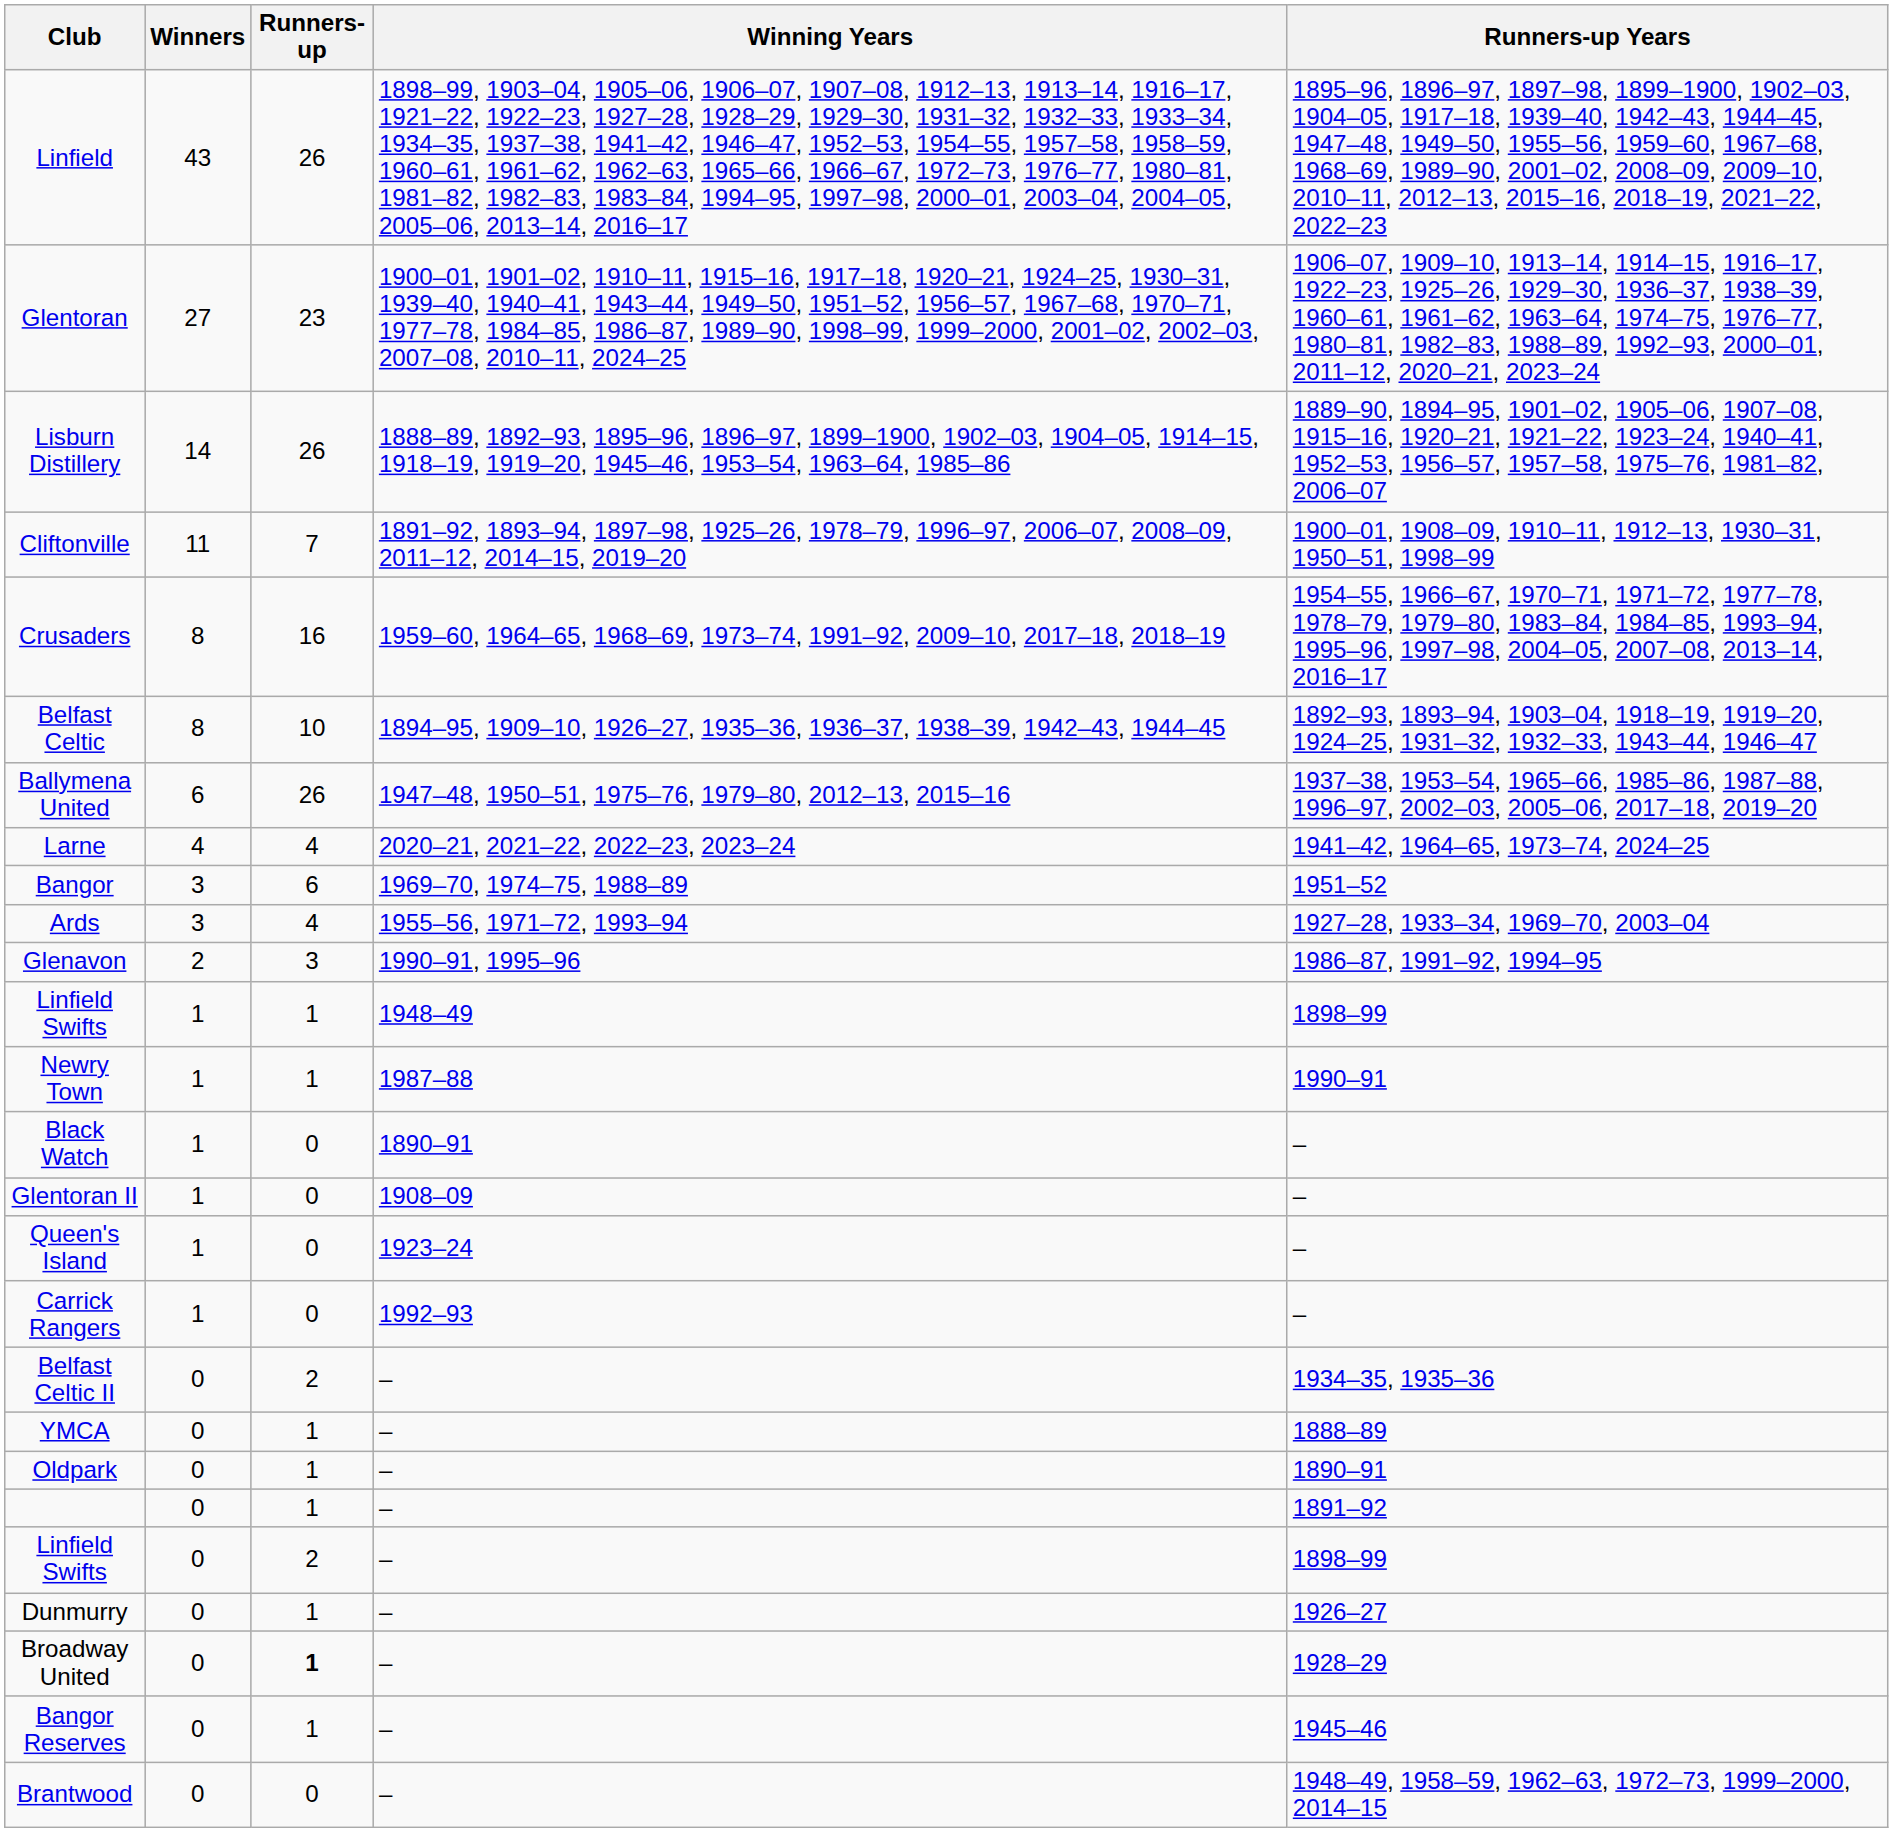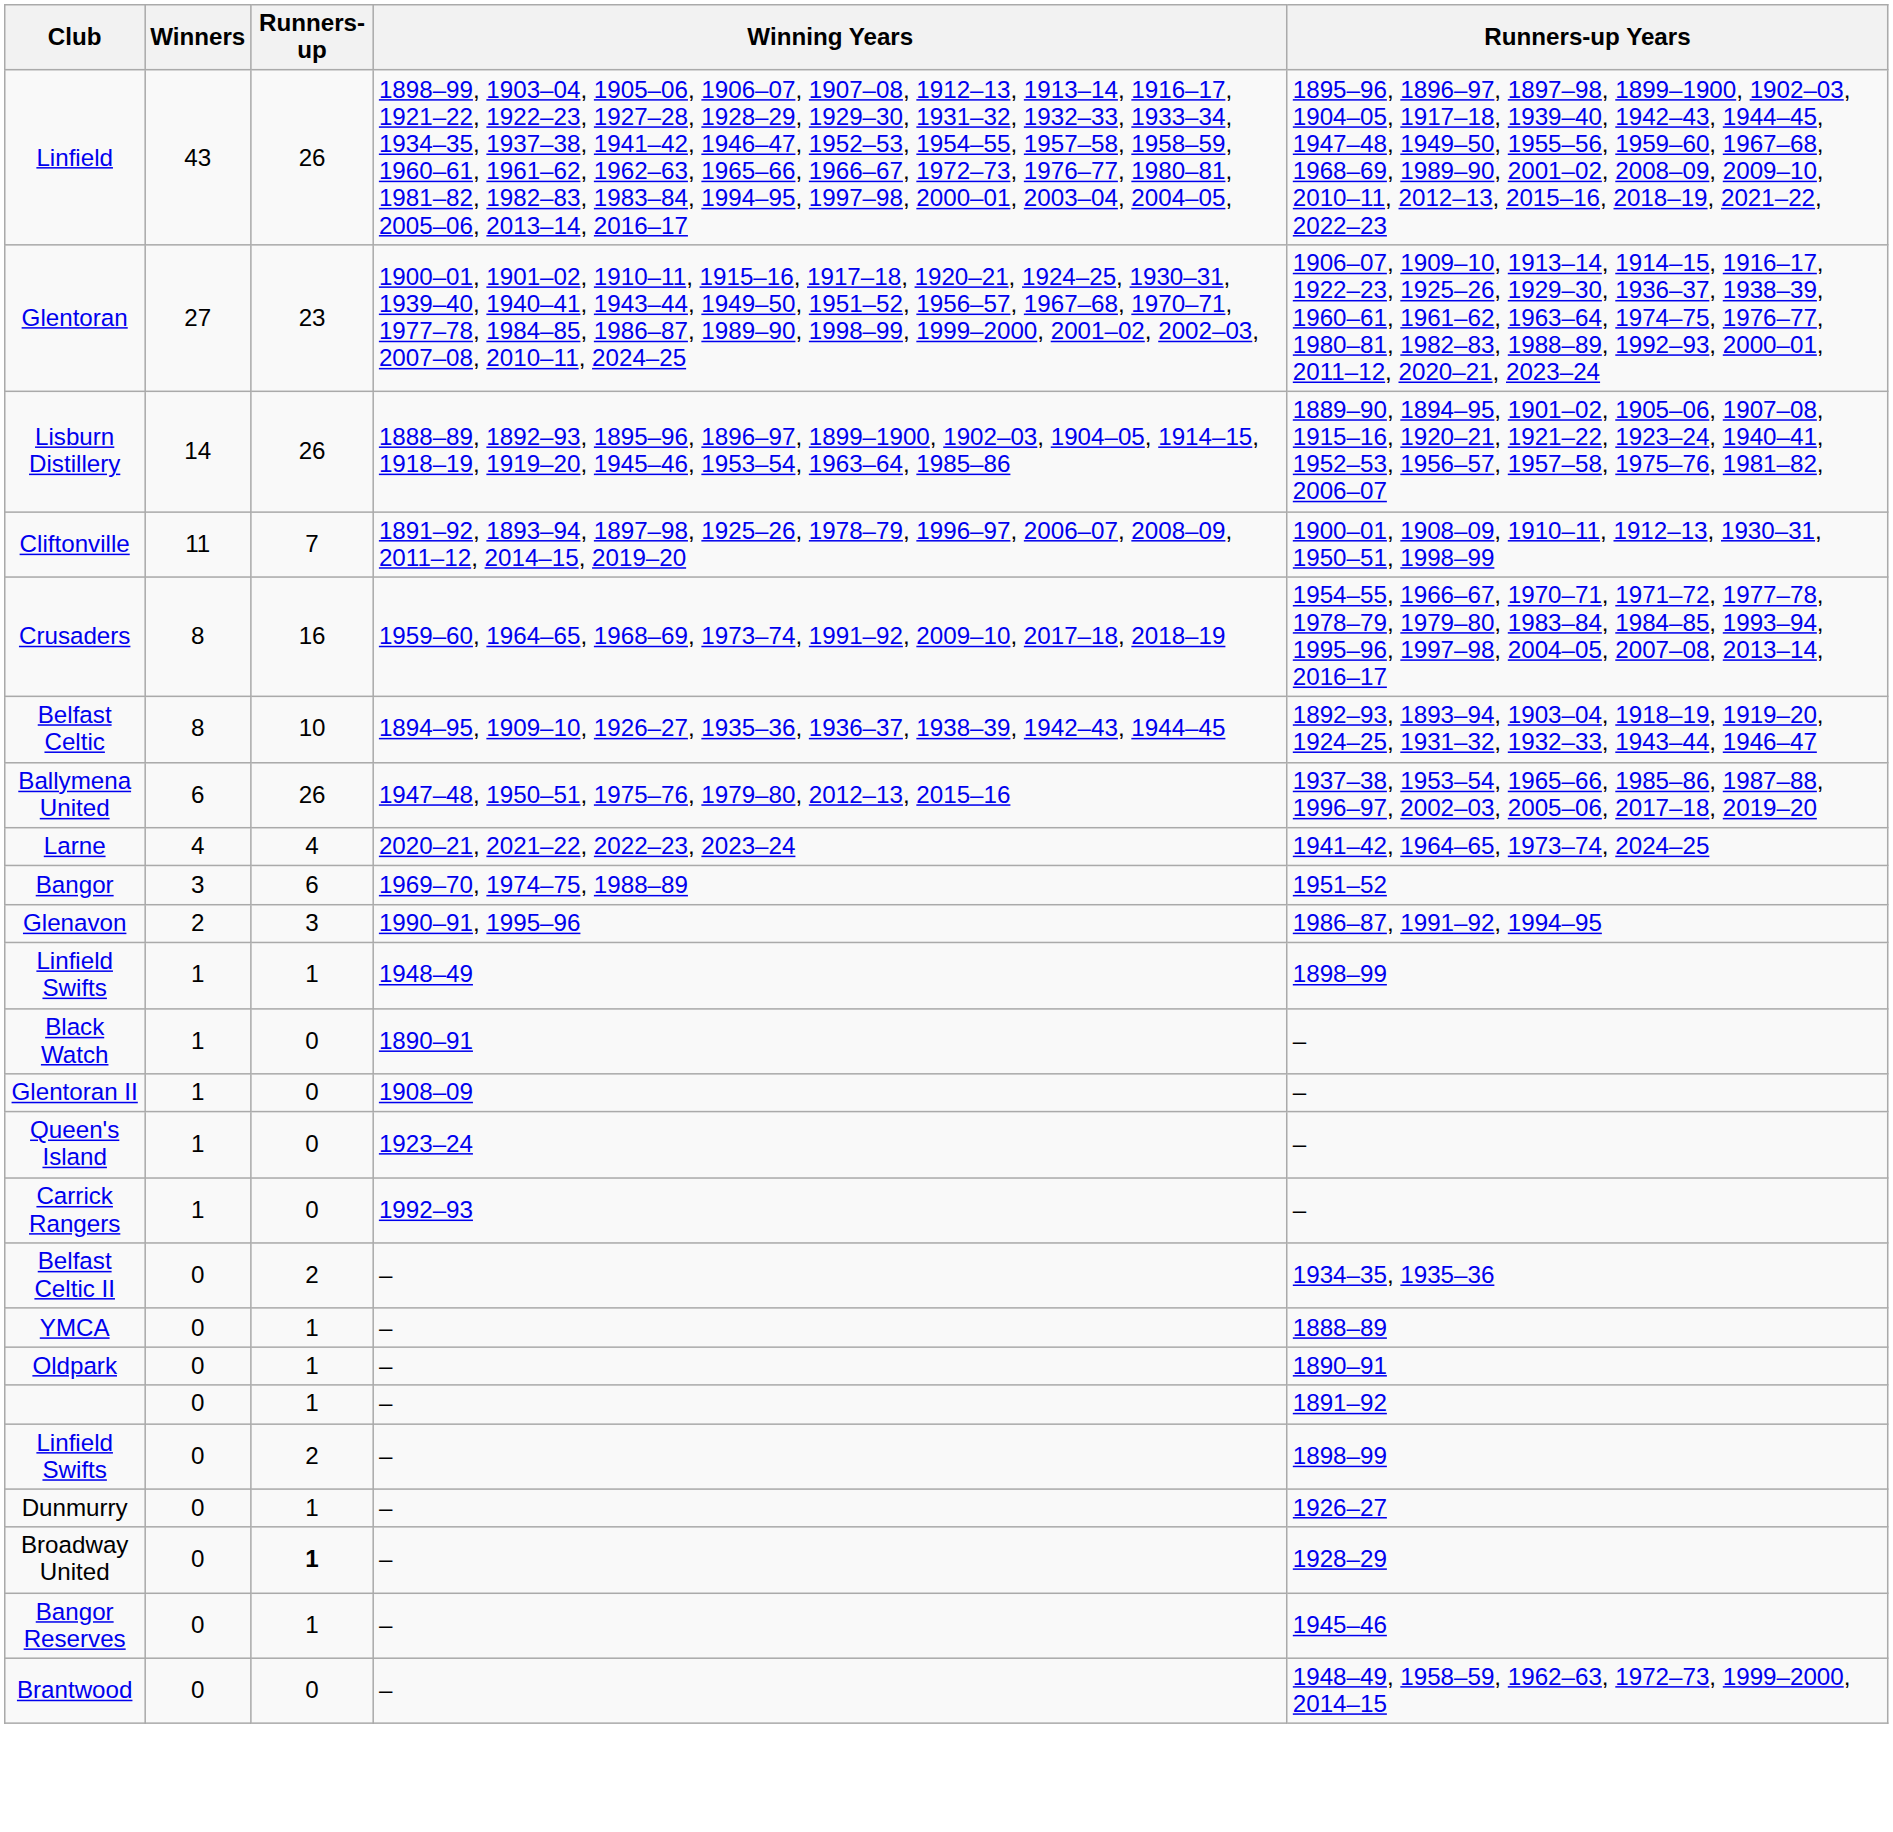- row: (75, 923)
- row: (75, 1078)
